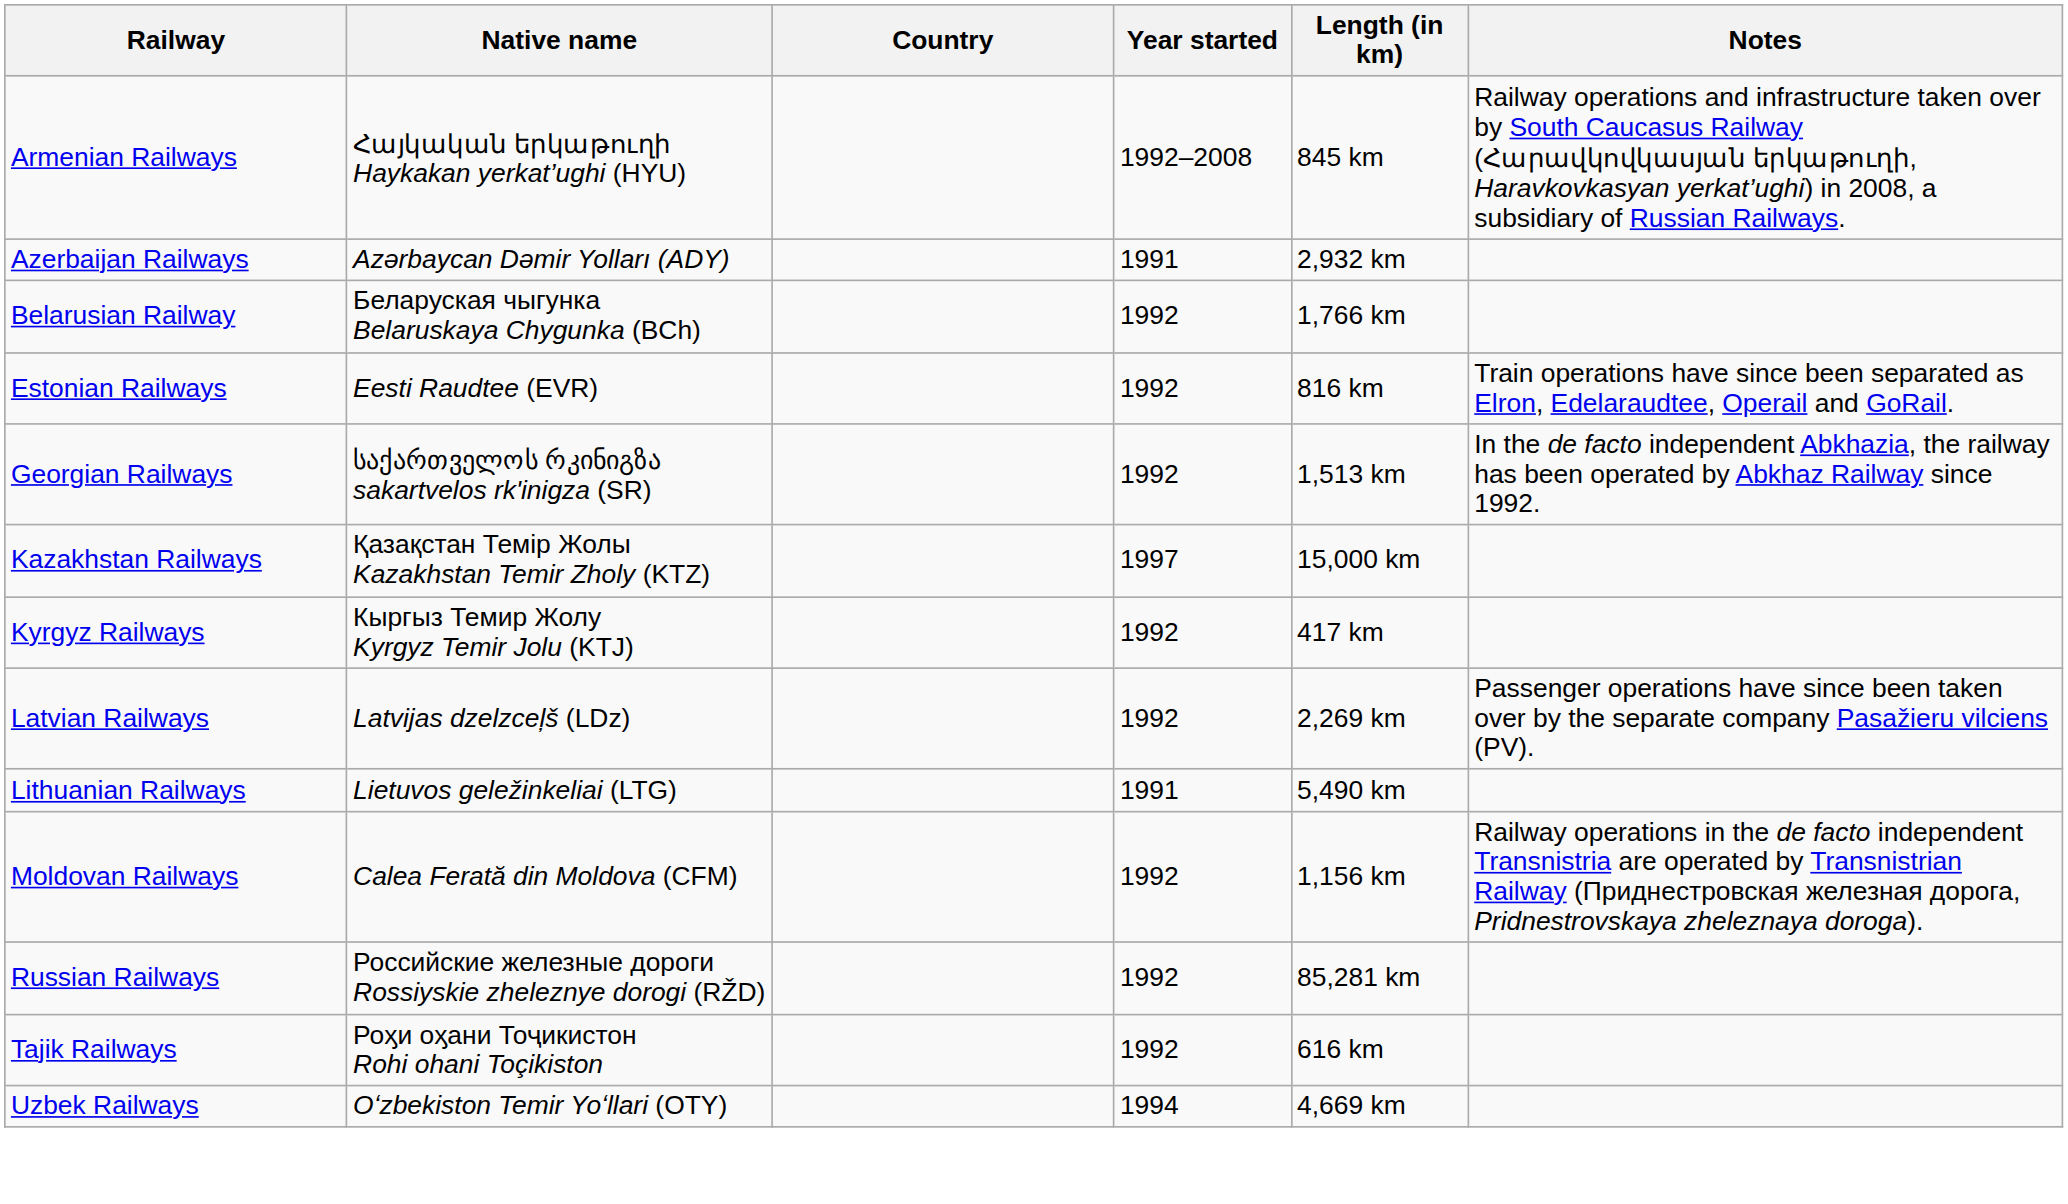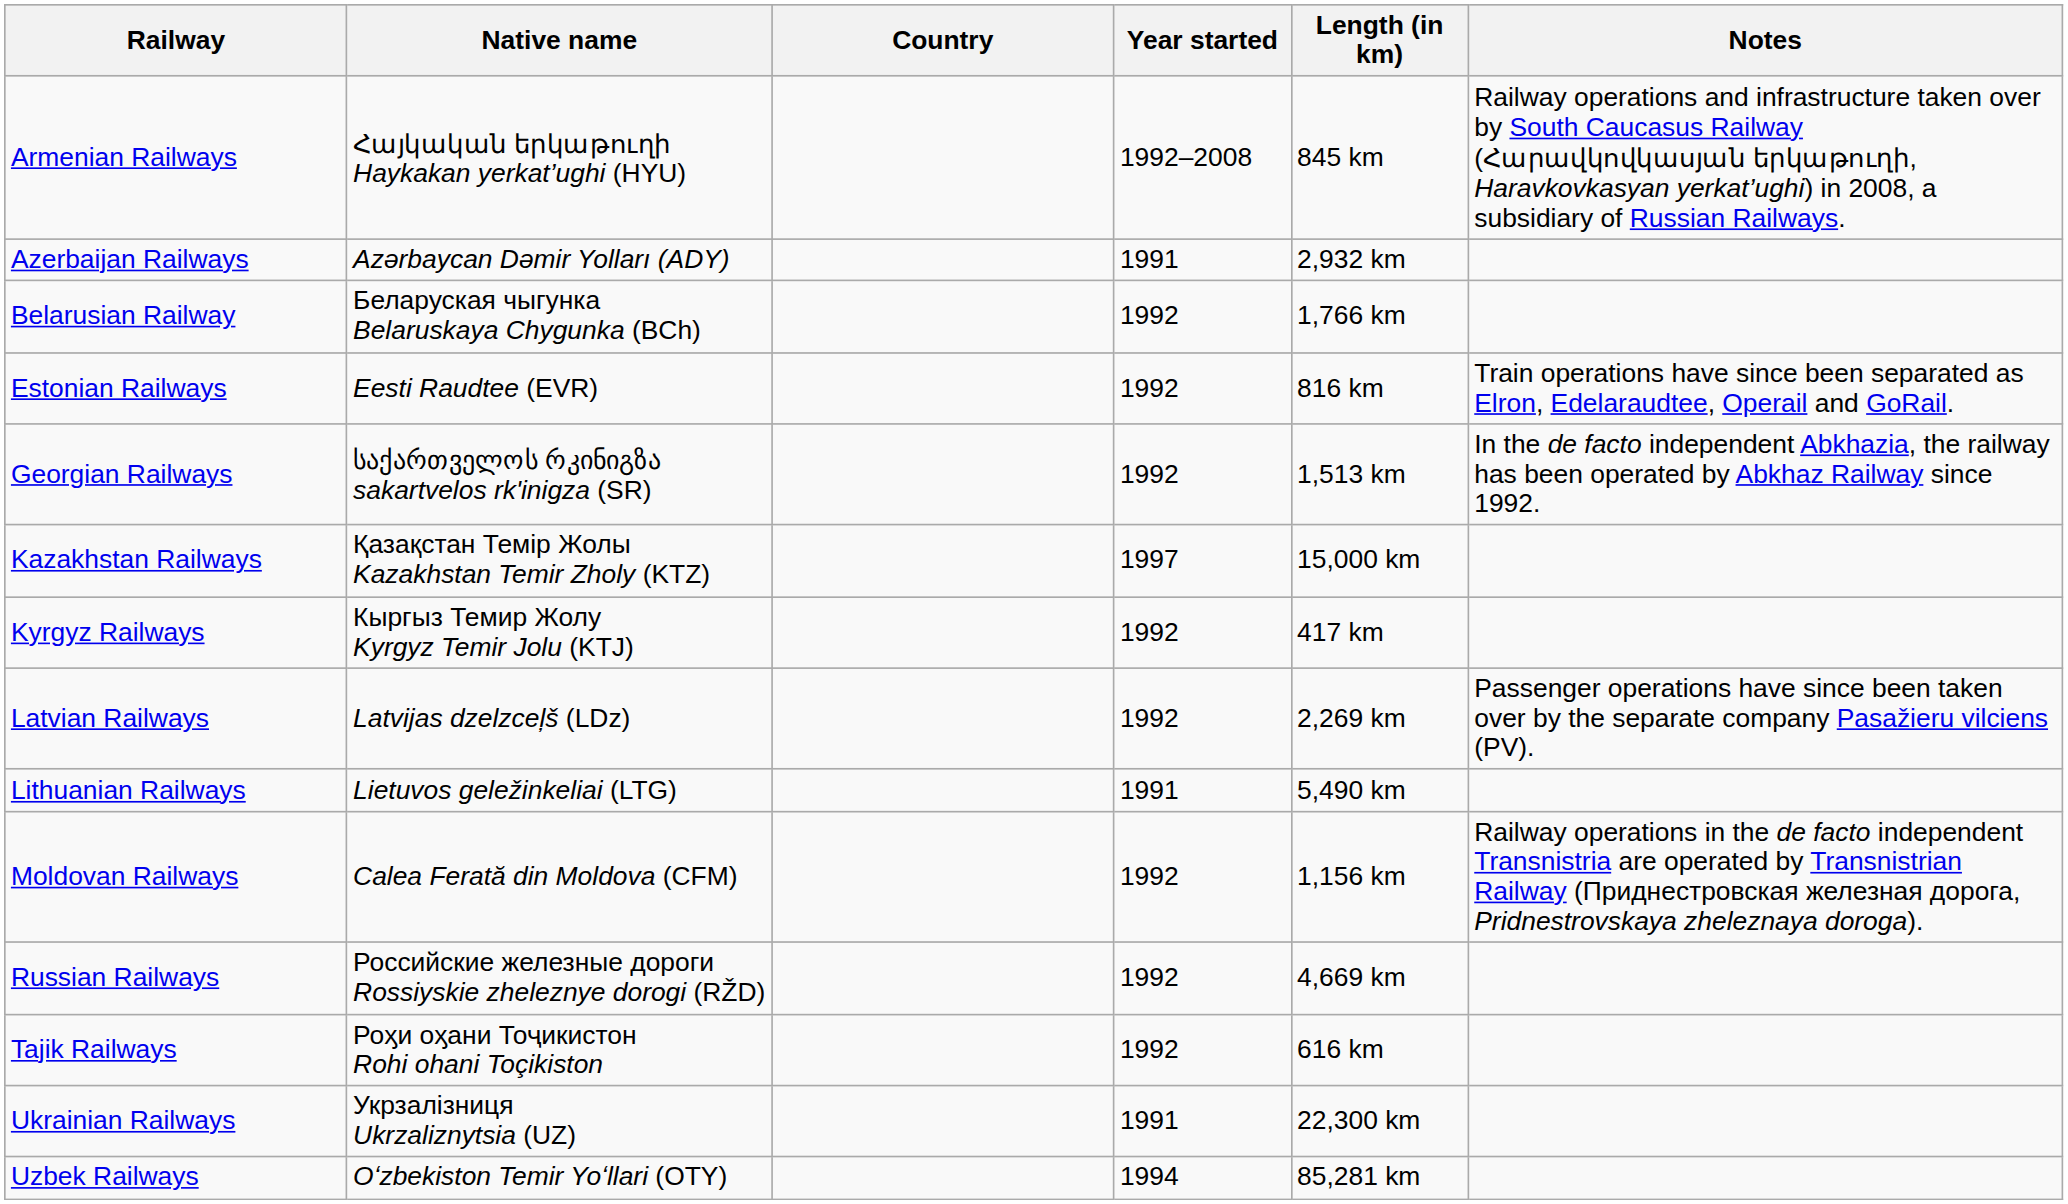(1359, 977) 85,281 km -> (1351, 977) 4,669 km
+ row: (123, 1120)
(1351, 1105) 4,669 km -> (1359, 1177) 85,281 km
